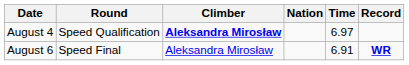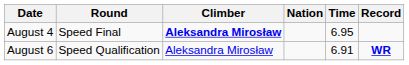(109, 32) Speed Qualification -> (90, 32) Speed Final
(342, 32) 6.97 -> (342, 32) 6.95
(90, 50) Speed Final -> (109, 50) Speed Qualification
